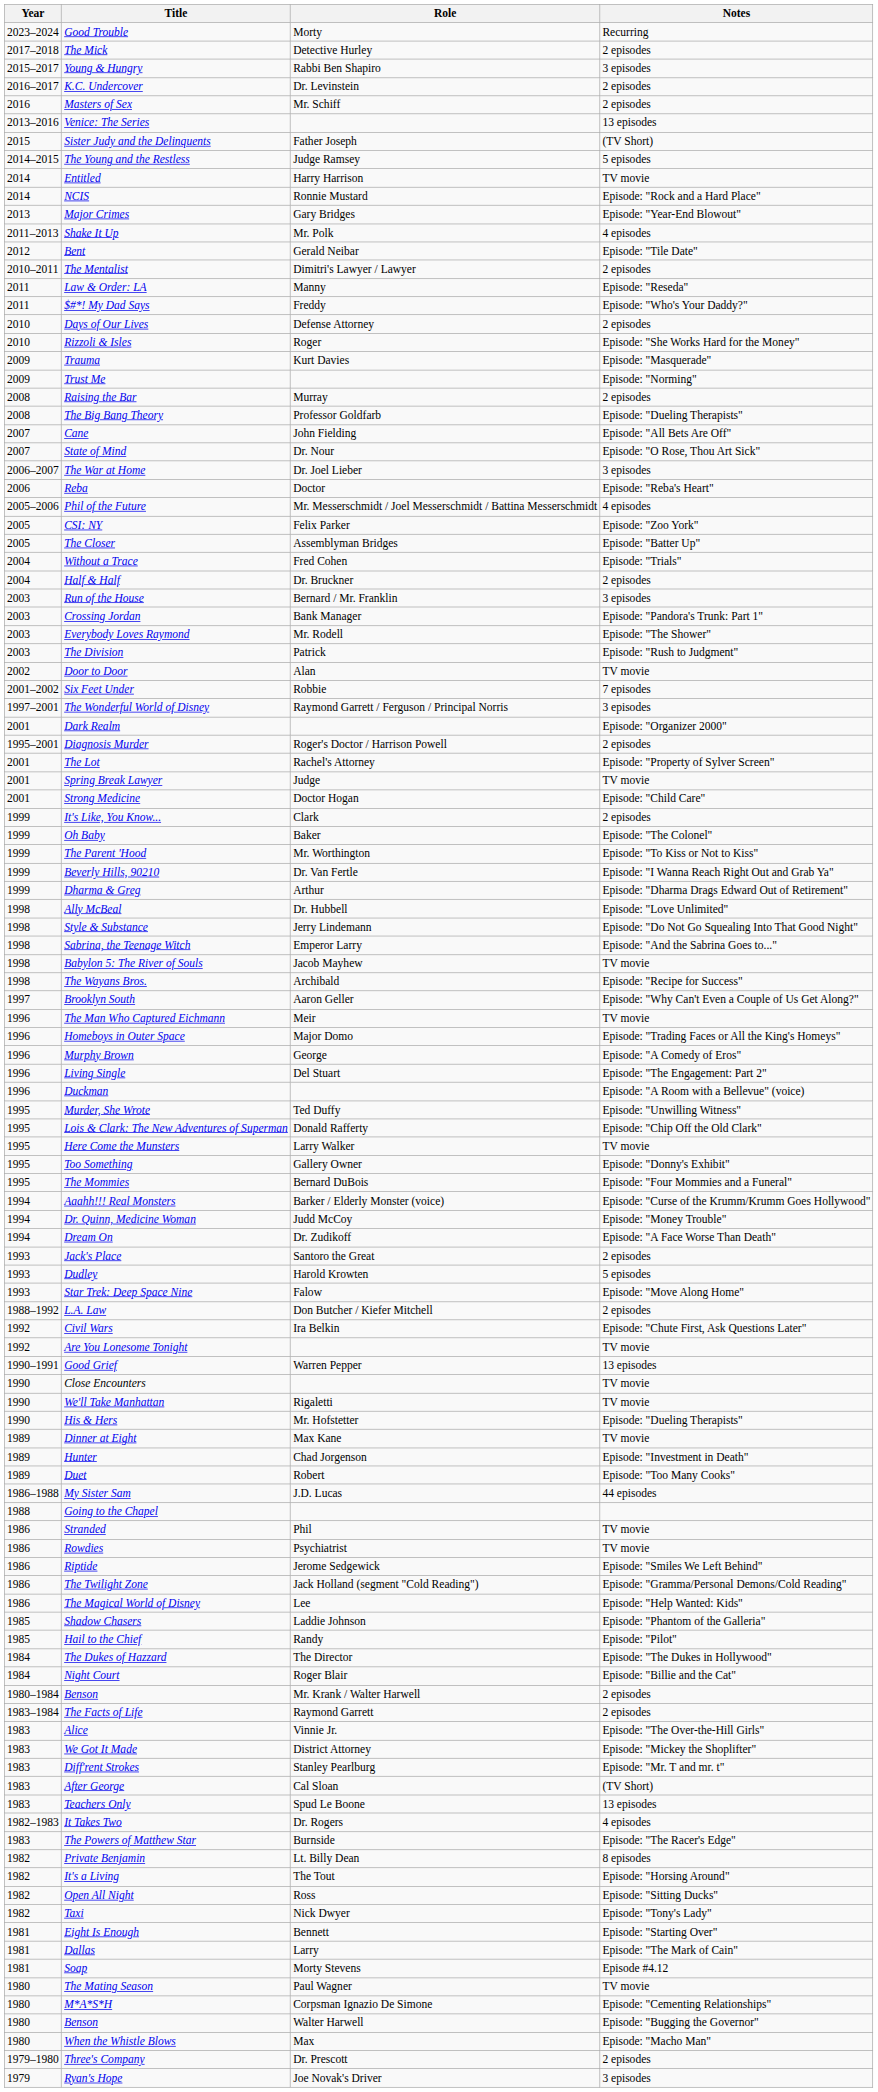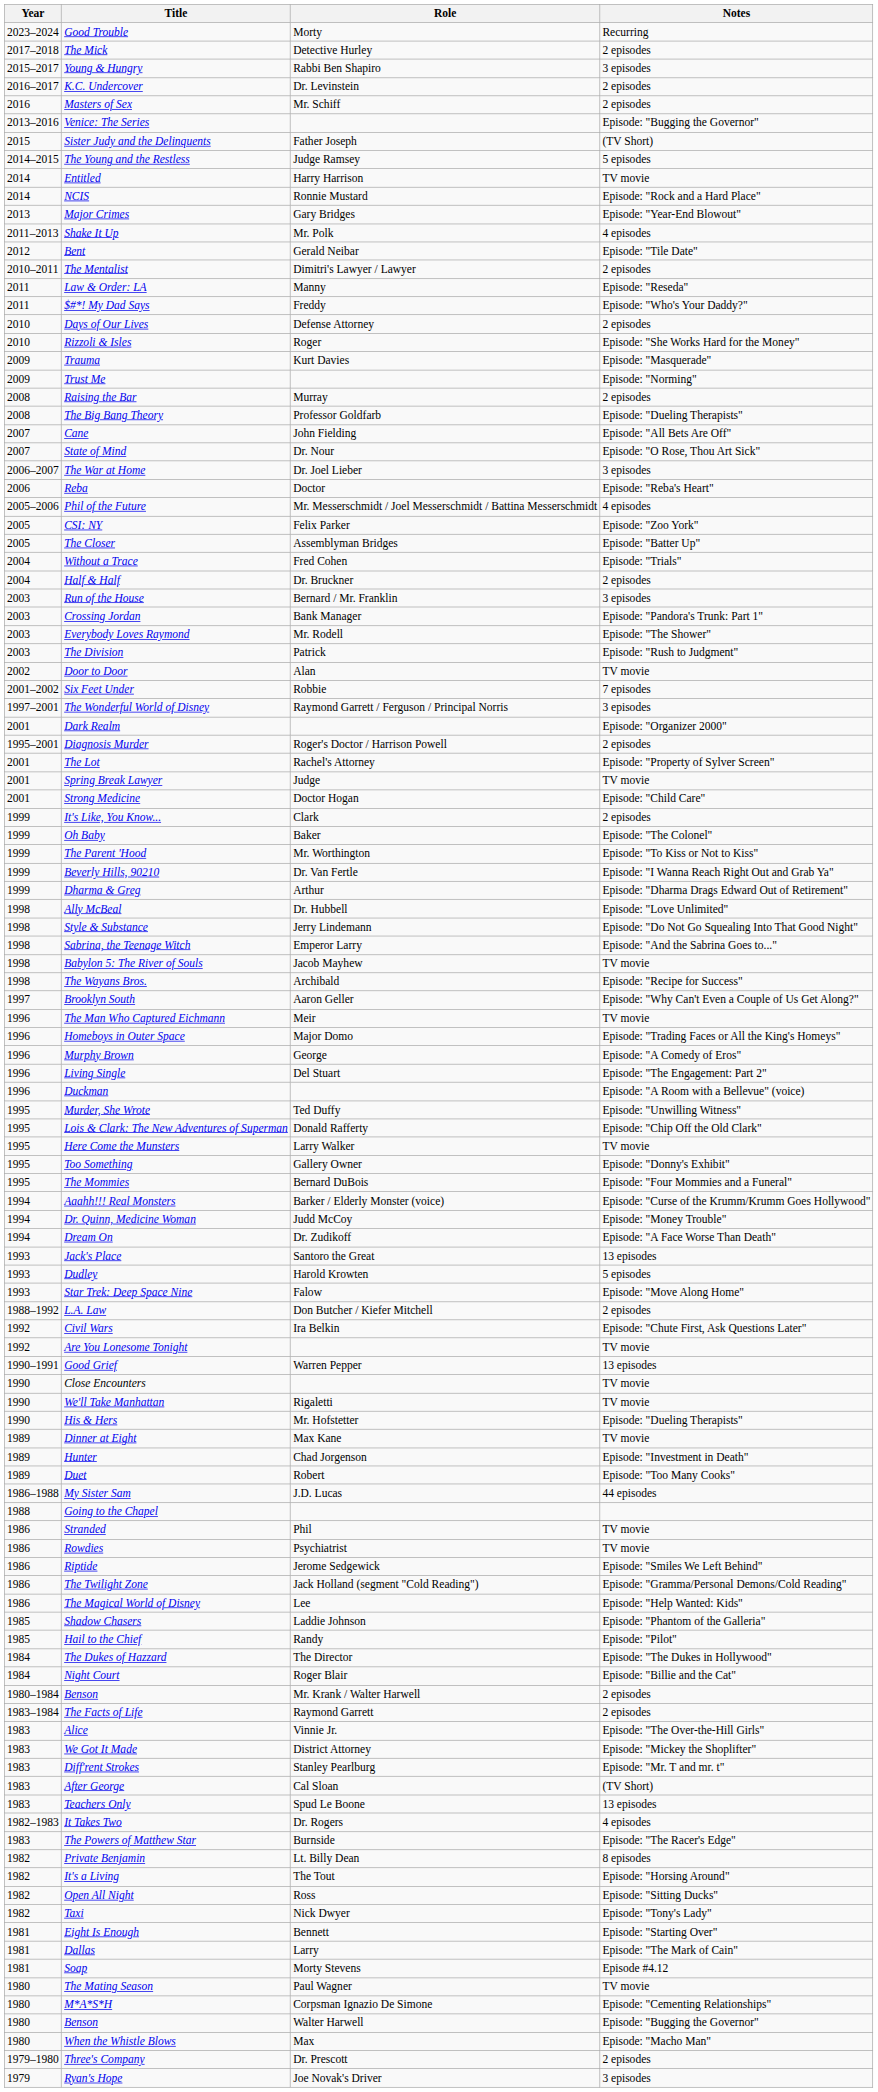(629, 123) 13 episodes -> (681, 123) Episode: "Bugging the Governor"
(627, 1255) 2 episodes -> (629, 1255) 13 episodes
